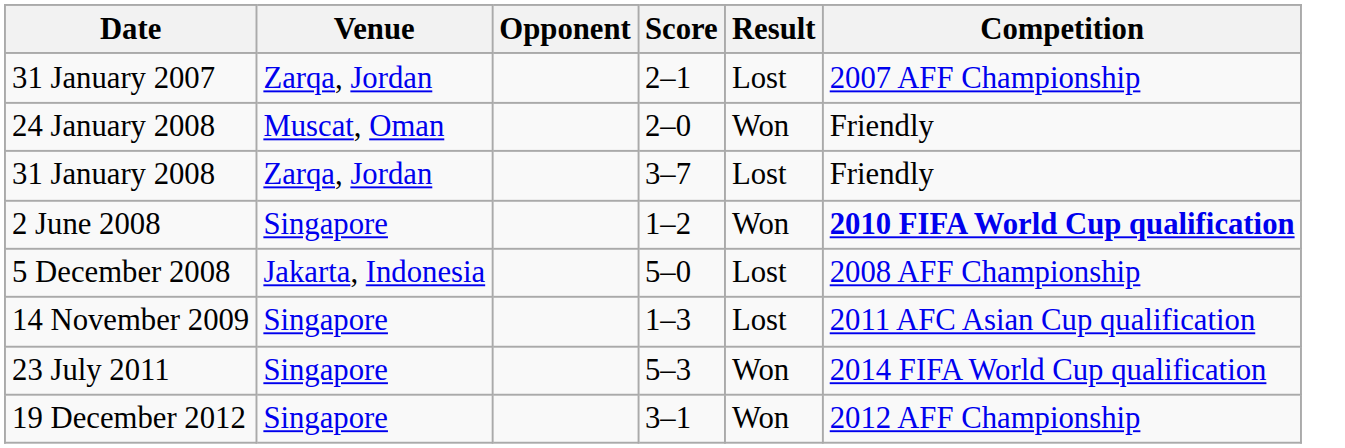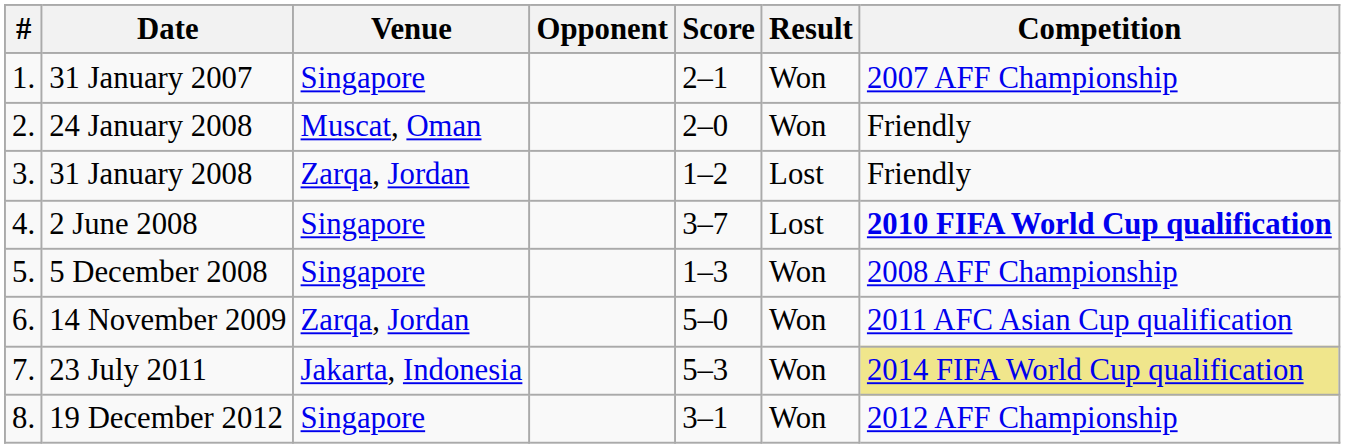+ column: (24, 28)
(348, 77) Zarqa, Jordan -> (363, 77) Singapore
(759, 77) Lost -> (798, 77) Won
(668, 175) 3–7 -> (705, 175) 1–2
(668, 223) 1–2 -> (705, 223) 3–7
(761, 223) Won -> (796, 223) Lost
(374, 272) Jakarta, Indonesia -> (363, 272) Singapore
(668, 272) 5–0 -> (705, 272) 1–3
(759, 272) Lost -> (798, 272) Won
(326, 321) Singapore -> (385, 321) Zarqa, Jordan
(668, 321) 1–3 -> (705, 321) 5–0
(759, 321) Lost -> (798, 321) Won
(326, 369) Singapore -> (411, 369) Jakarta, Indonesia
(1048, 369) no background -> (1085, 369) khaki background
